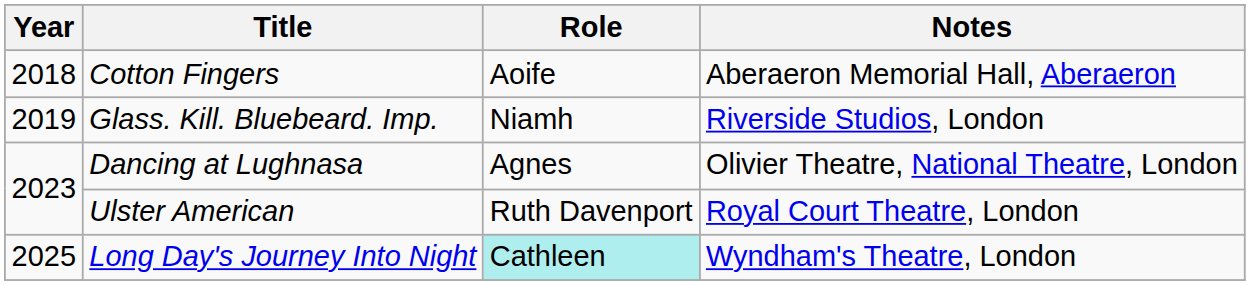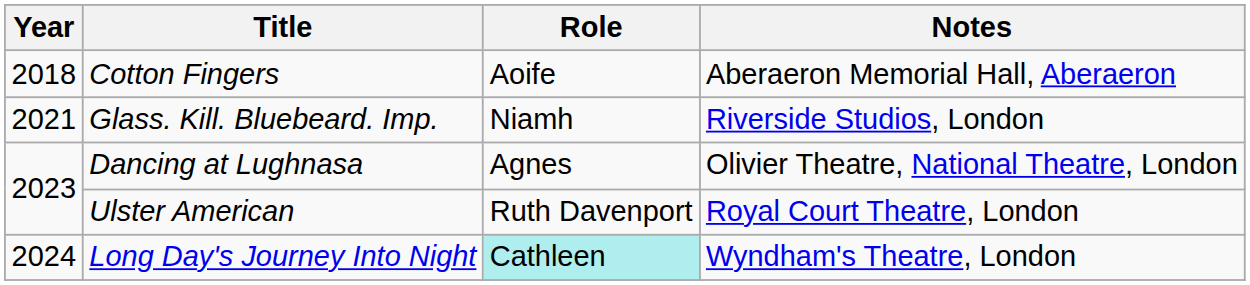(44, 119) 2019 -> (44, 119) 2021
(44, 257) 2025 -> (44, 257) 2024
